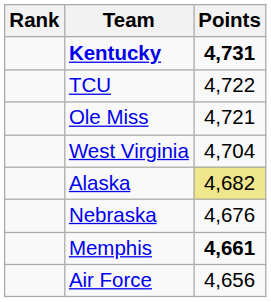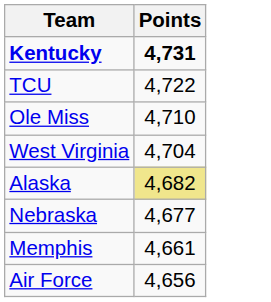- column: (34, 20)
(230, 118) 4,721 -> (170, 118) 4,710
(230, 215) 4,676 -> (170, 215) 4,677
(230, 248) bold -> (170, 248) normal
